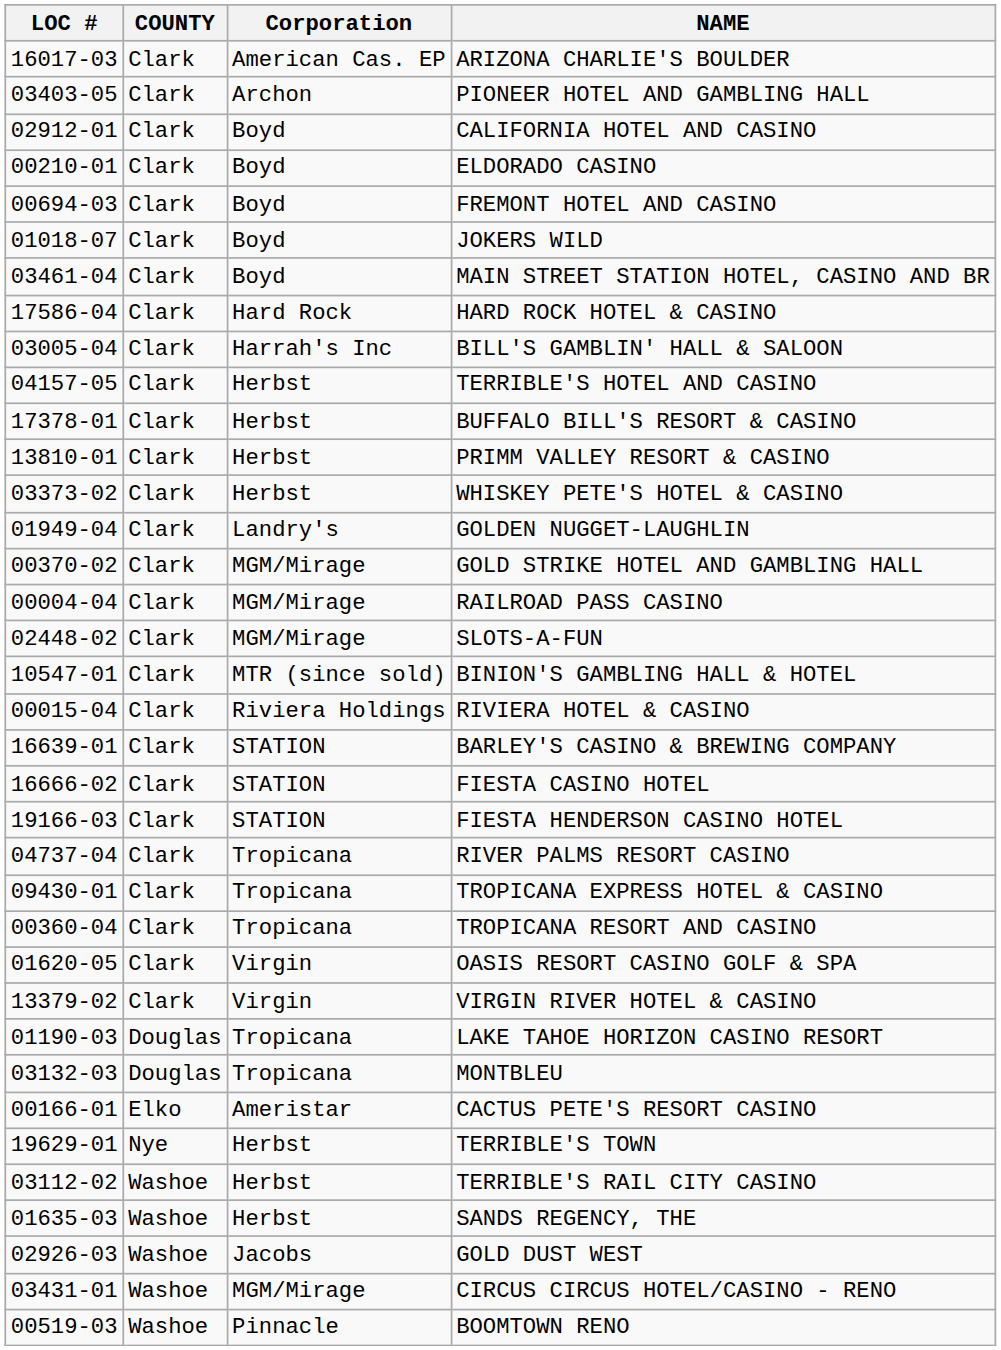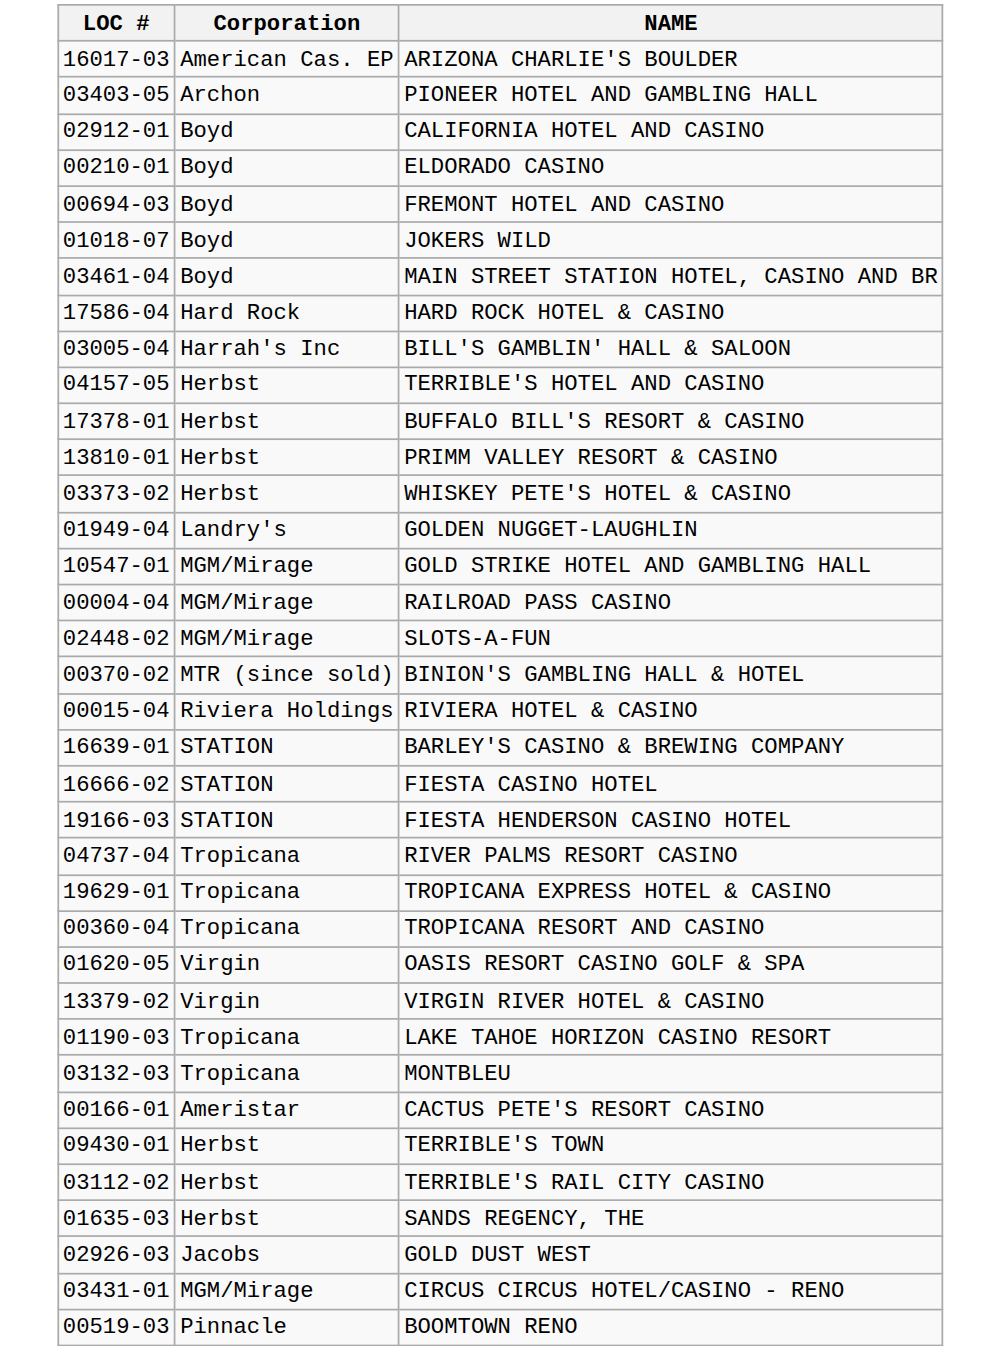- column: (175, 23)
(64, 566) 00370-02 -> (116, 566) 10547-01
(64, 675) 10547-01 -> (116, 675) 00370-02
(64, 893) 09430-01 -> (116, 893) 19629-01
(64, 1146) 19629-01 -> (116, 1146) 09430-01
